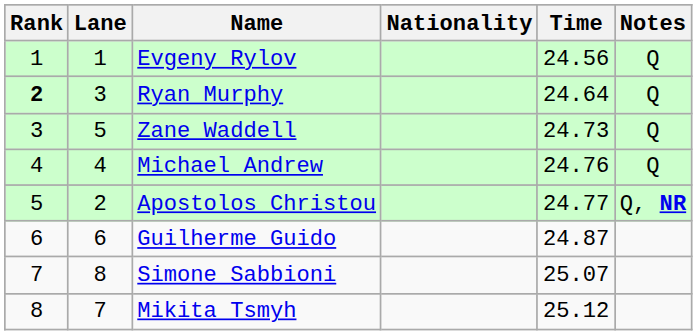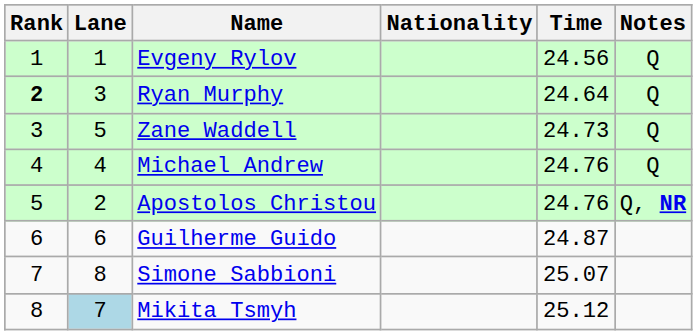(576, 203) 24.77 -> (576, 203) 24.76
(100, 311) no background -> (100, 311) lightblue background
